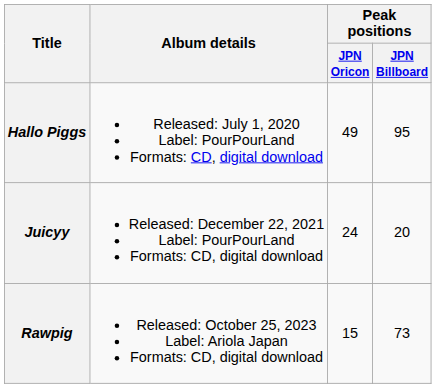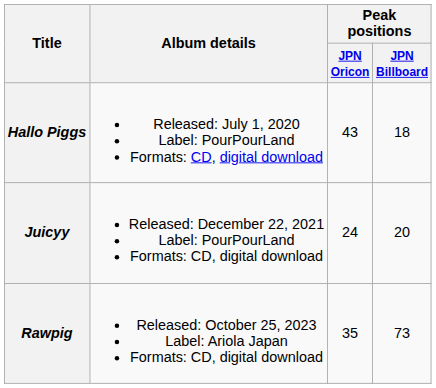(350, 132) 49 -> (350, 132) 43
(402, 132) 95 -> (402, 132) 18
(350, 333) 15 -> (350, 333) 35
